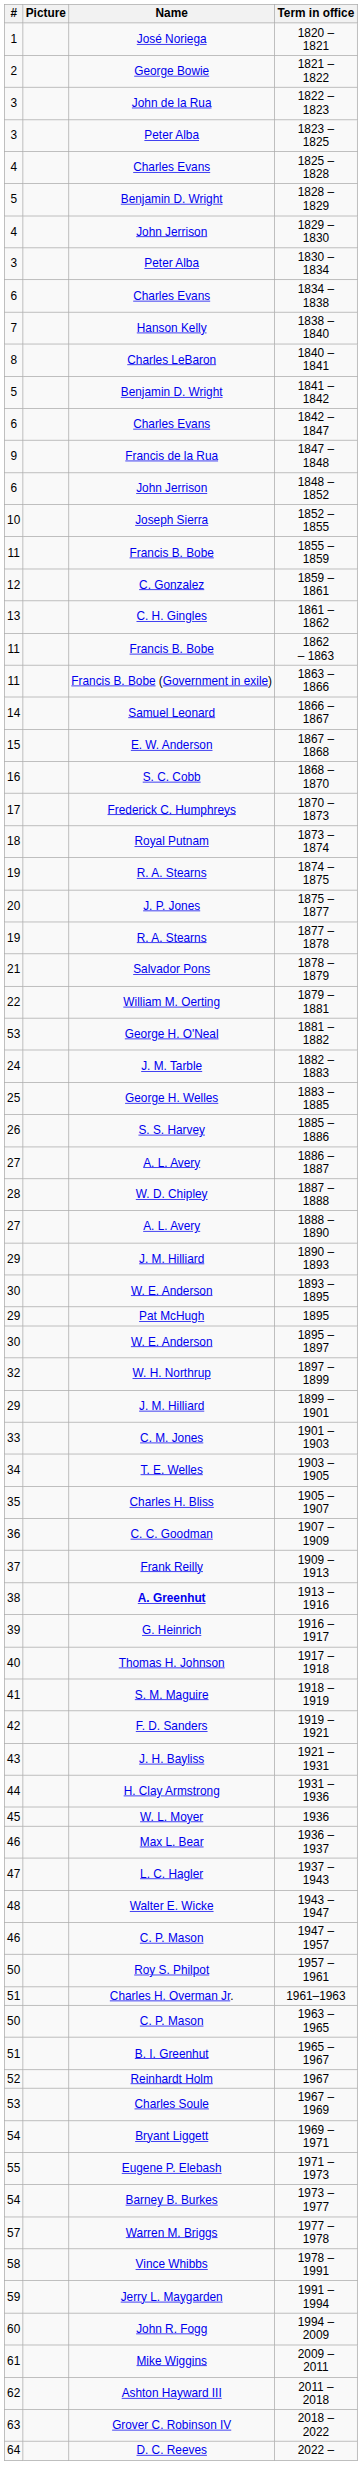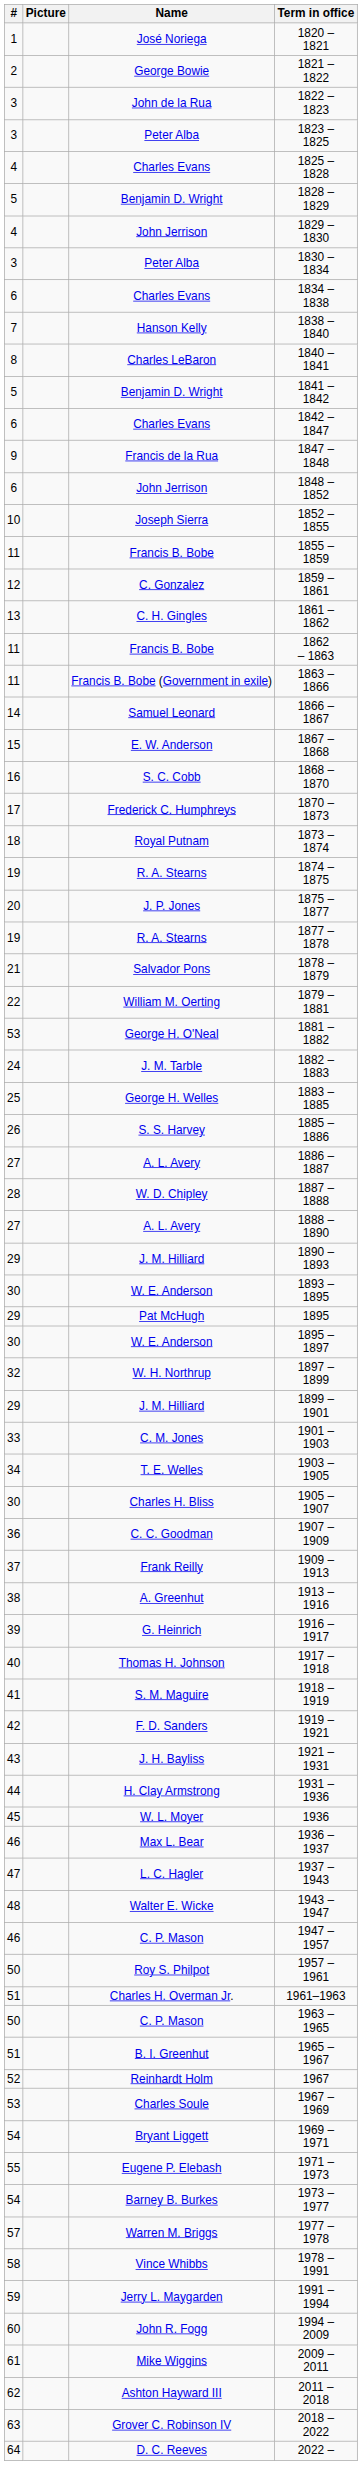(14, 1502) 35 -> (14, 1502) 30
(172, 1598) bold -> (172, 1598) normal
